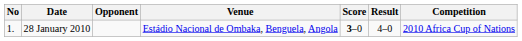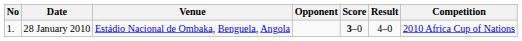columns swapped: (240, 12) <-> (116, 12)
